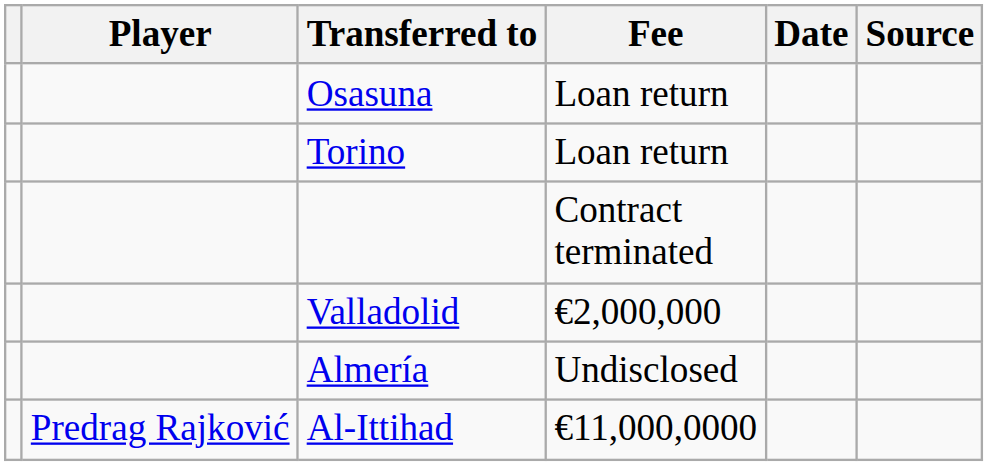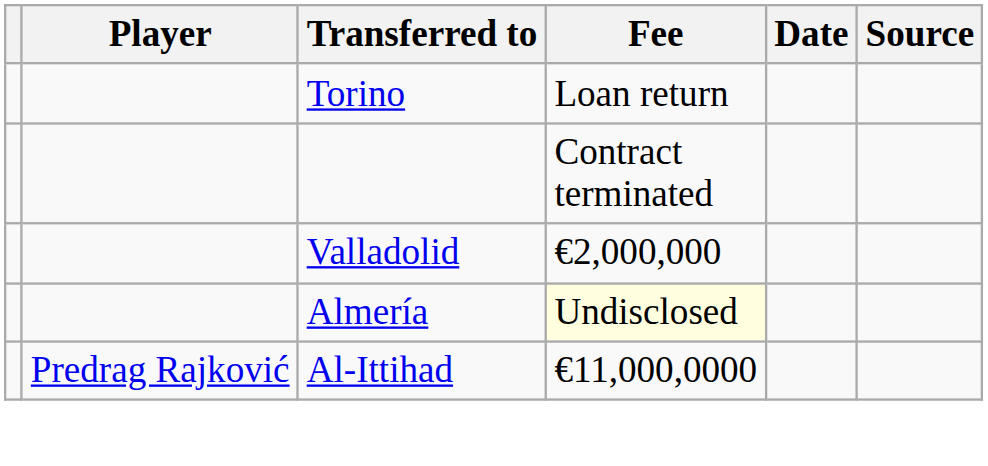- row: (370, 92)
(646, 370) no background -> (646, 311) lightyellow background
